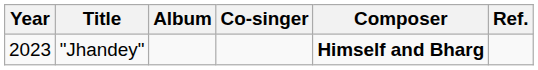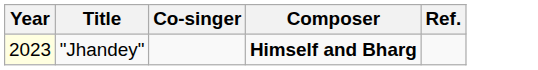- column: (183, 19)
(30, 49) no background -> (30, 49) lightyellow background
